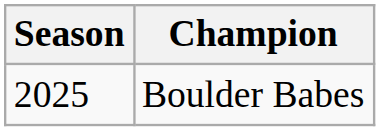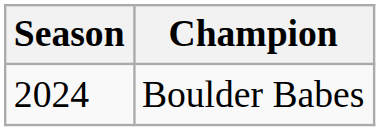(51, 93) 2025 -> (51, 93) 2024
